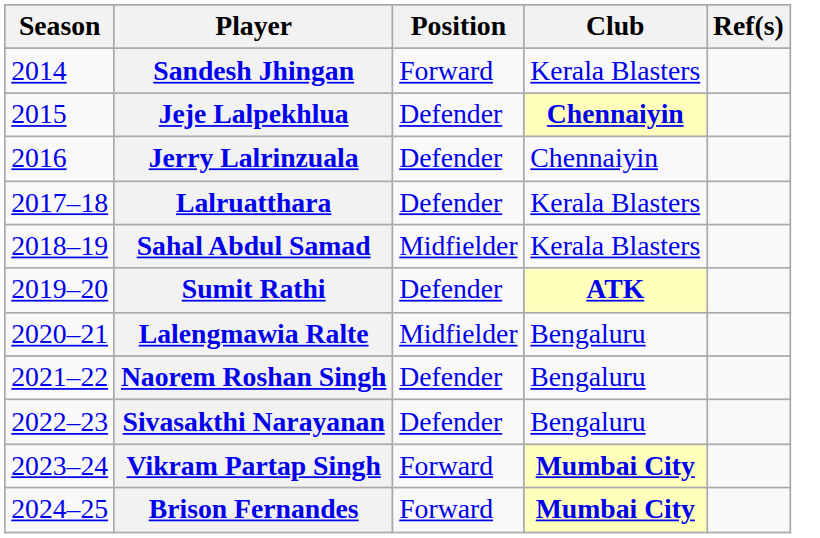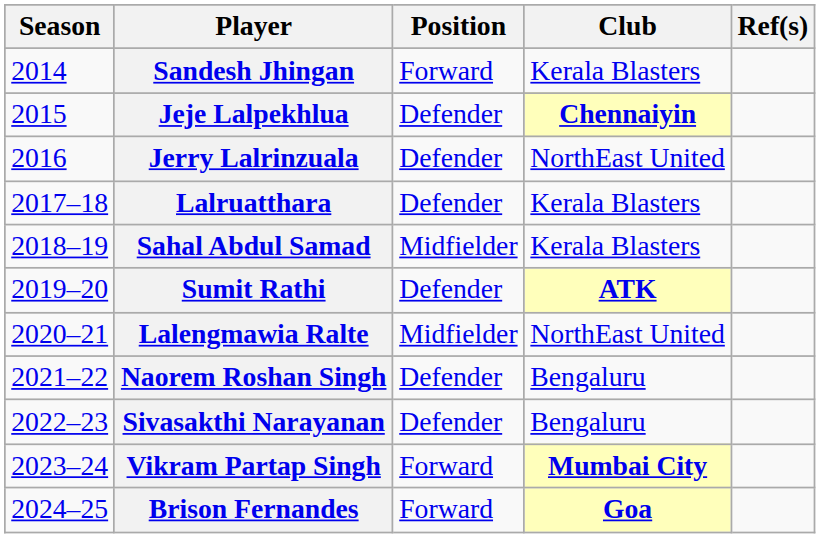(594, 158) Chennaiyin -> (628, 158) NorthEast United
(588, 333) Bengaluru -> (628, 333) NorthEast United
(615, 509) Mumbai City -> (628, 509) Goa
